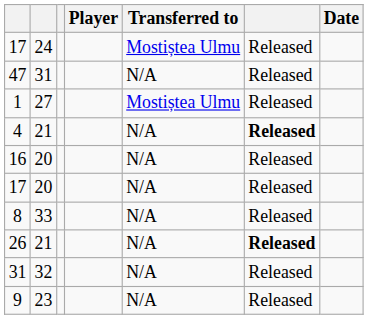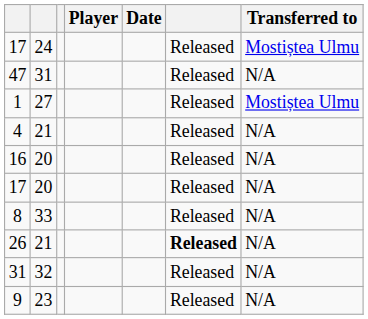columns swapped: (183, 18) <-> (341, 18)
(282, 131) bold -> (202, 131) normal
